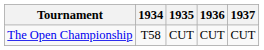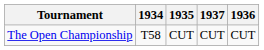columns swapped: (212, 14) <-> (243, 14)
